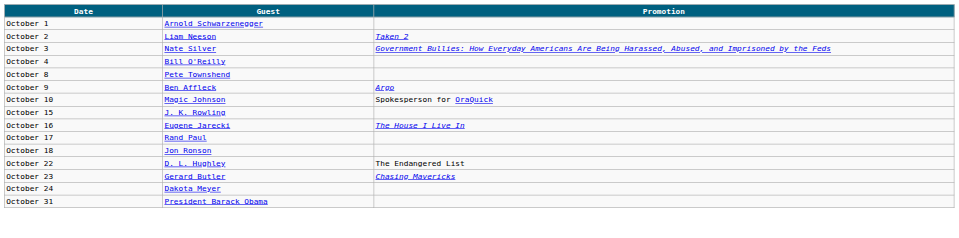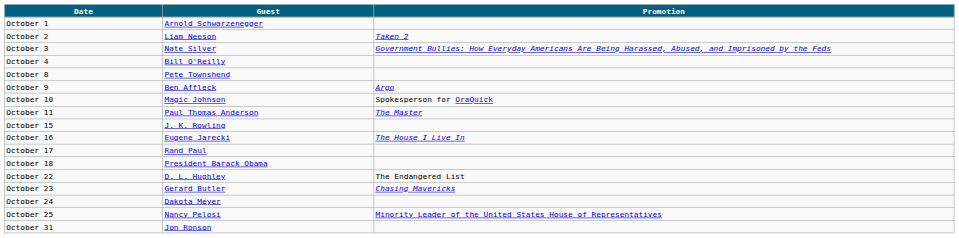+ row: (30, 112)
(188, 150) Jon Ronson -> (216, 163) President Barack Obama
+ row: (30, 214)
(216, 201) President Barack Obama -> (188, 227) Jon Ronson
